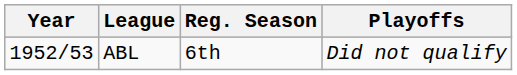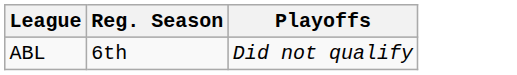- column: (52, 21)
